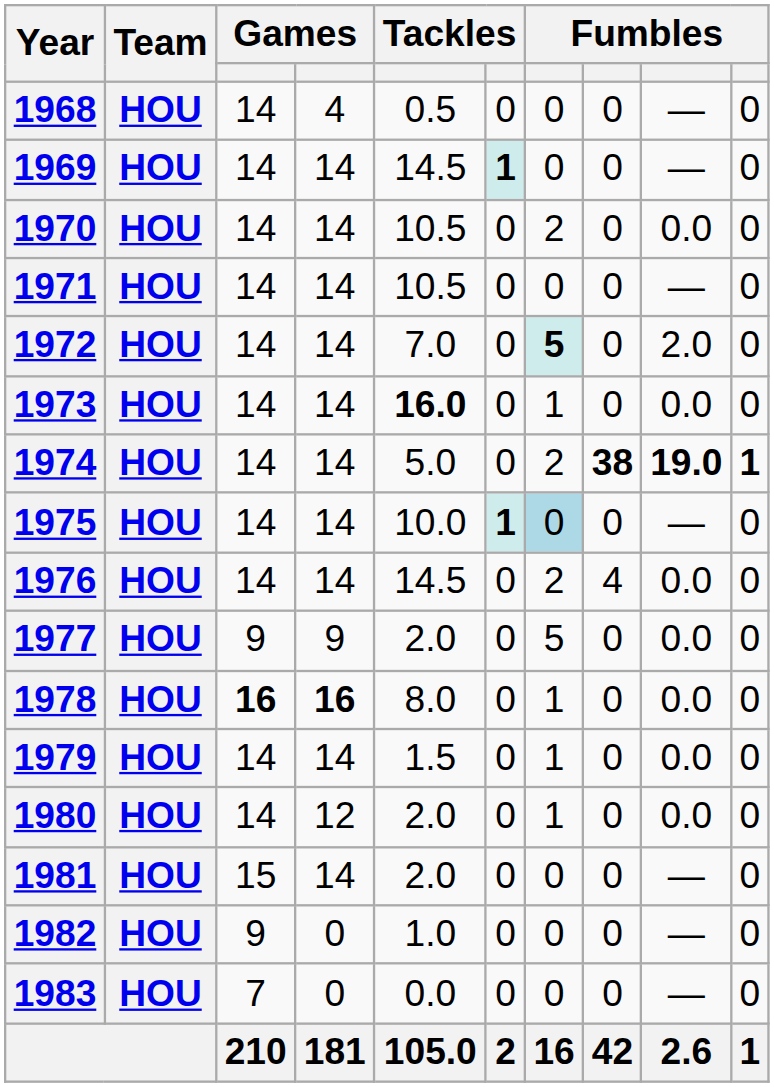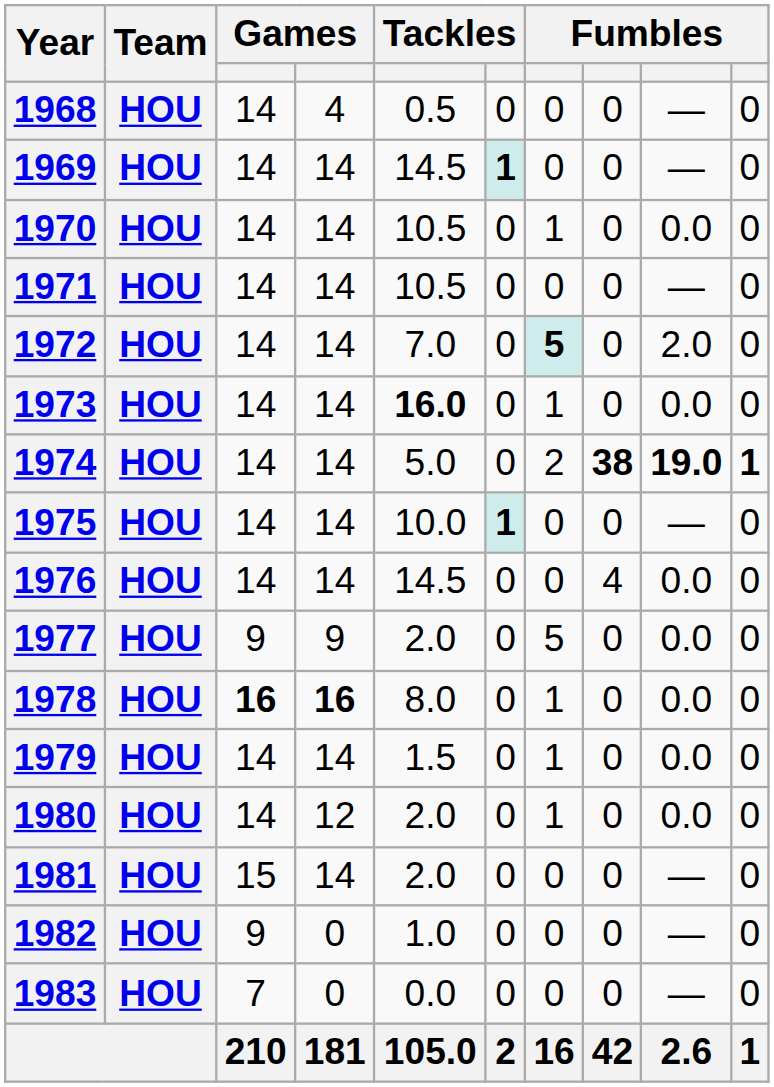(554, 227) 2 -> (554, 227) 1
(554, 522) lightblue background -> (554, 522) no background
(554, 580) 2 -> (554, 580) 0
